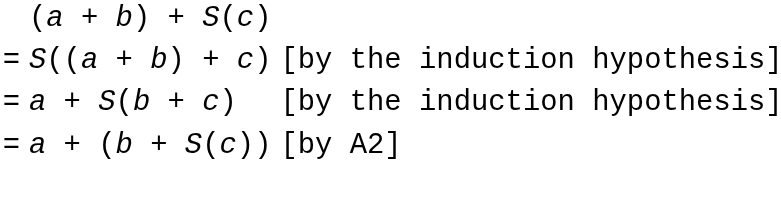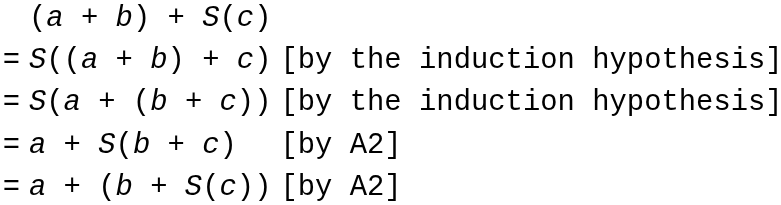+ row: (150, 103)
(532, 103) [by the induction hypothesis] -> (341, 145) [by A2]
